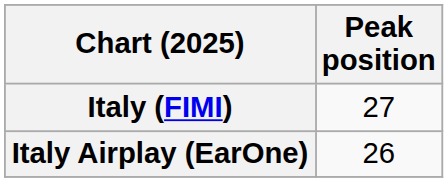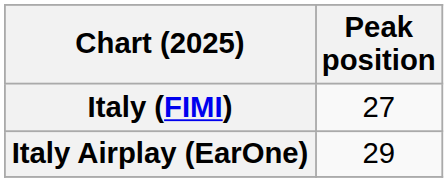(379, 153) 26 -> (379, 153) 29
